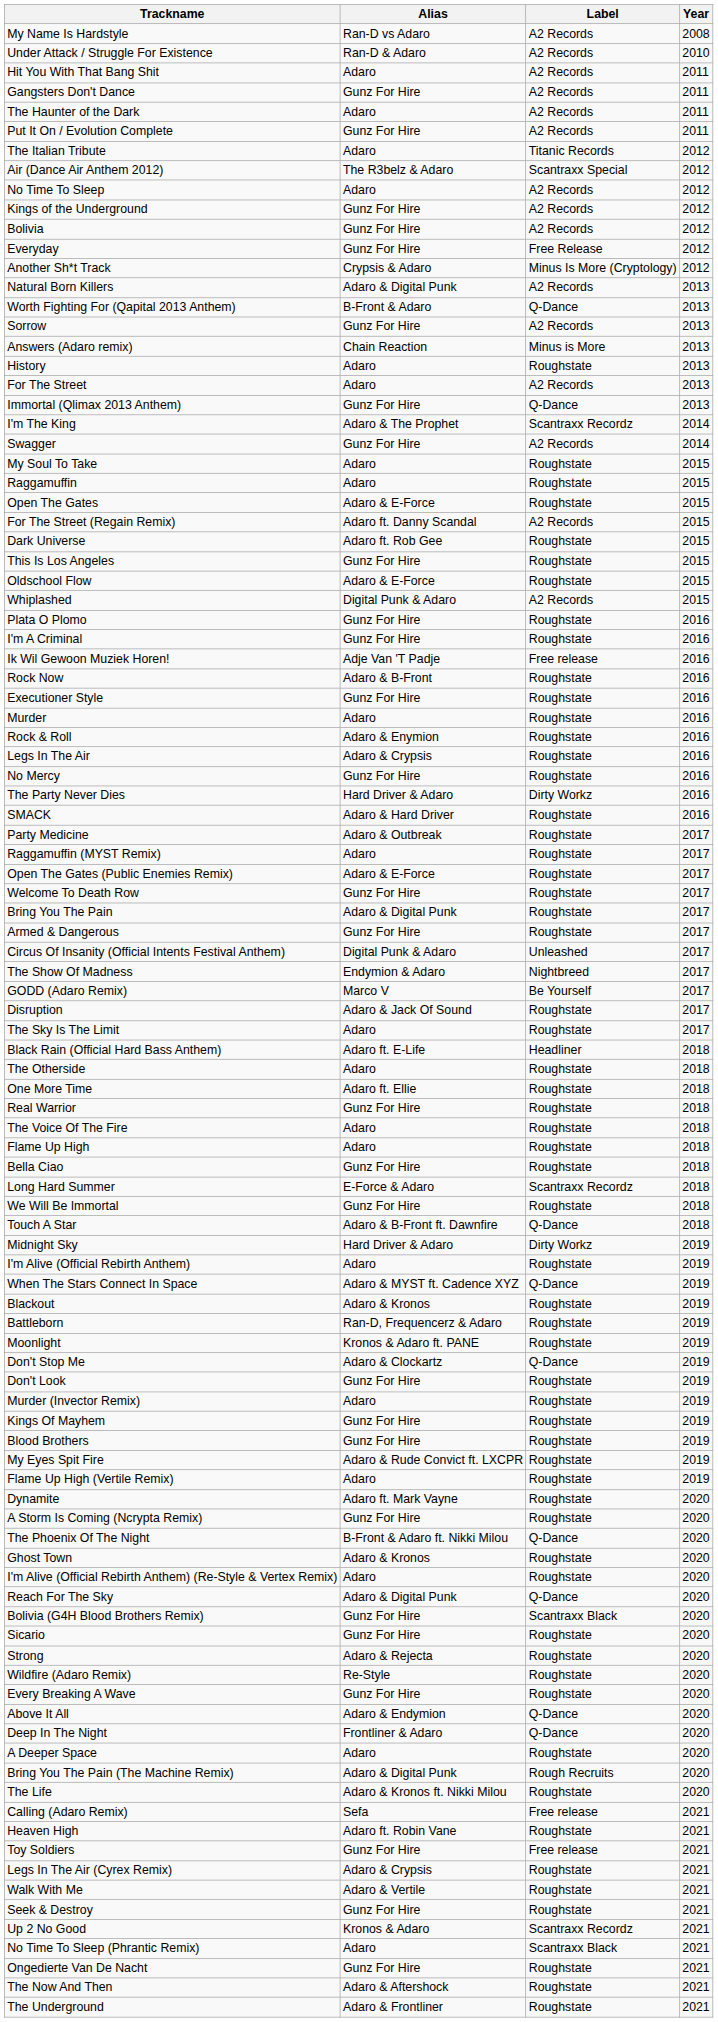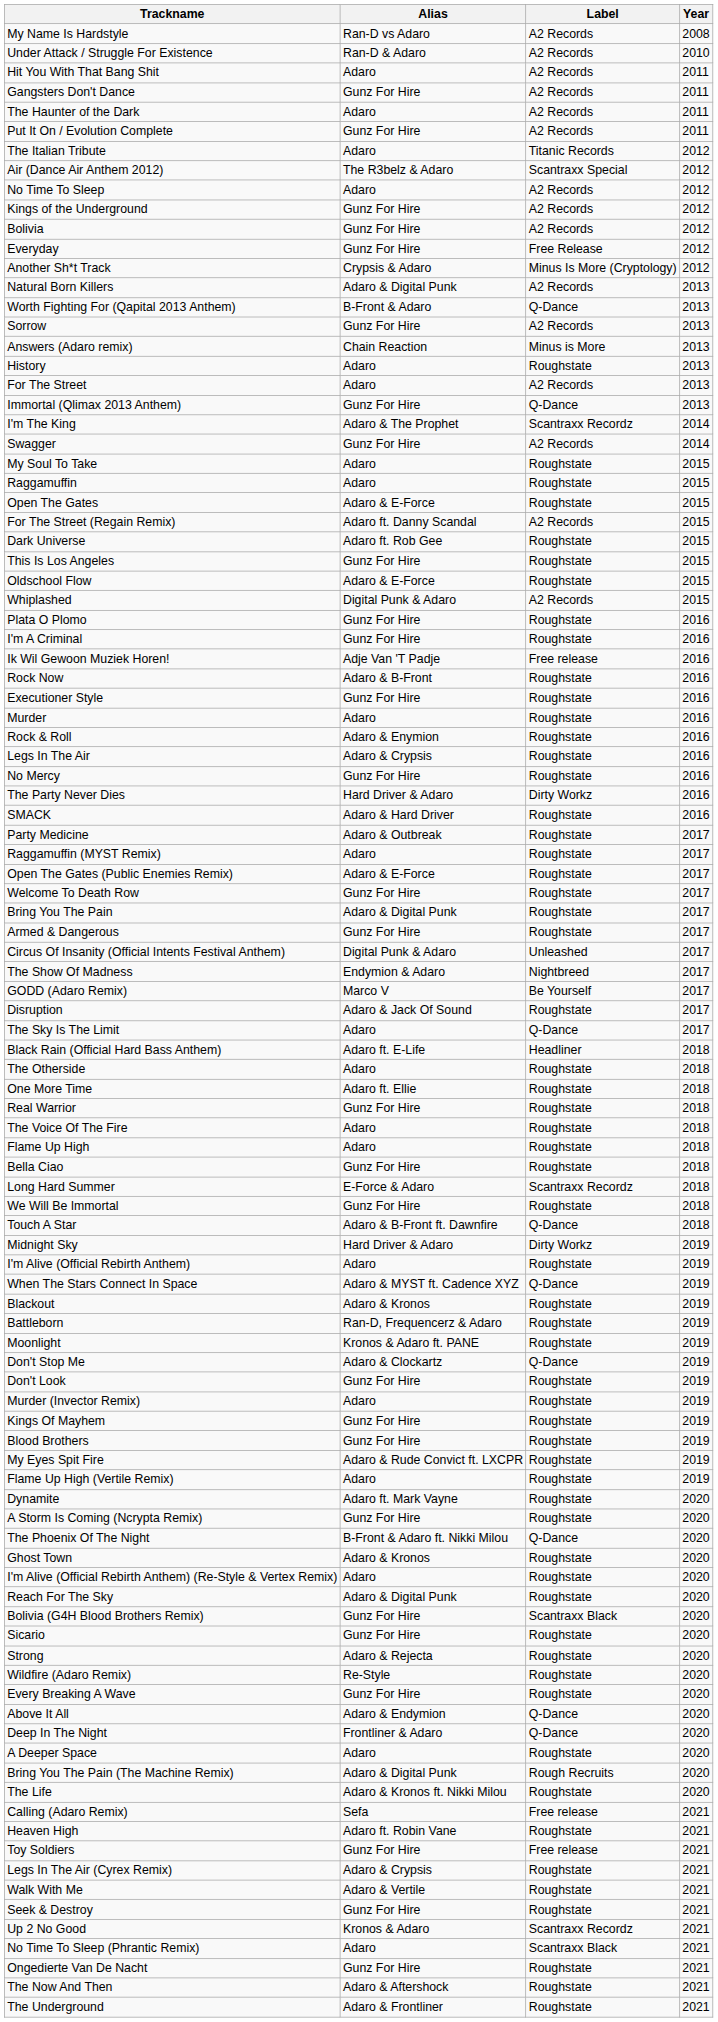(560, 1030) Roughstate -> (553, 1030) Q-Dance
(553, 1596) Q-Dance -> (560, 1596) Roughstate
